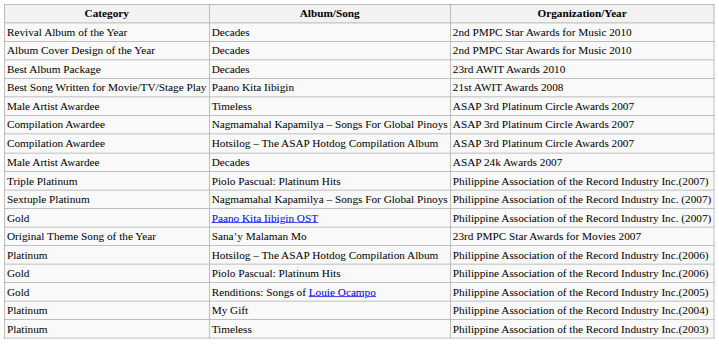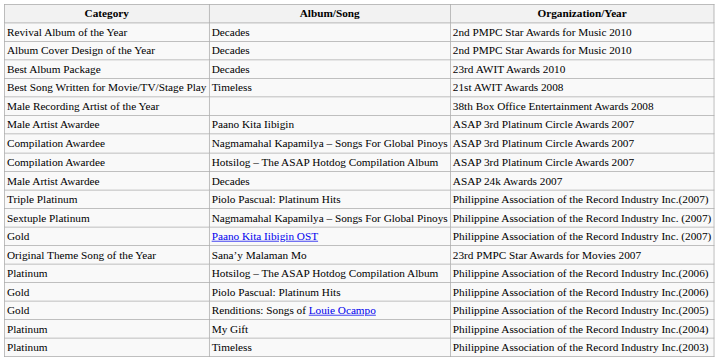(253, 87) Paano Kita Iibigin -> (232, 87) Timeless
+ row: (83, 106)
(232, 106) Timeless -> (253, 125) Paano Kita Iibigin
